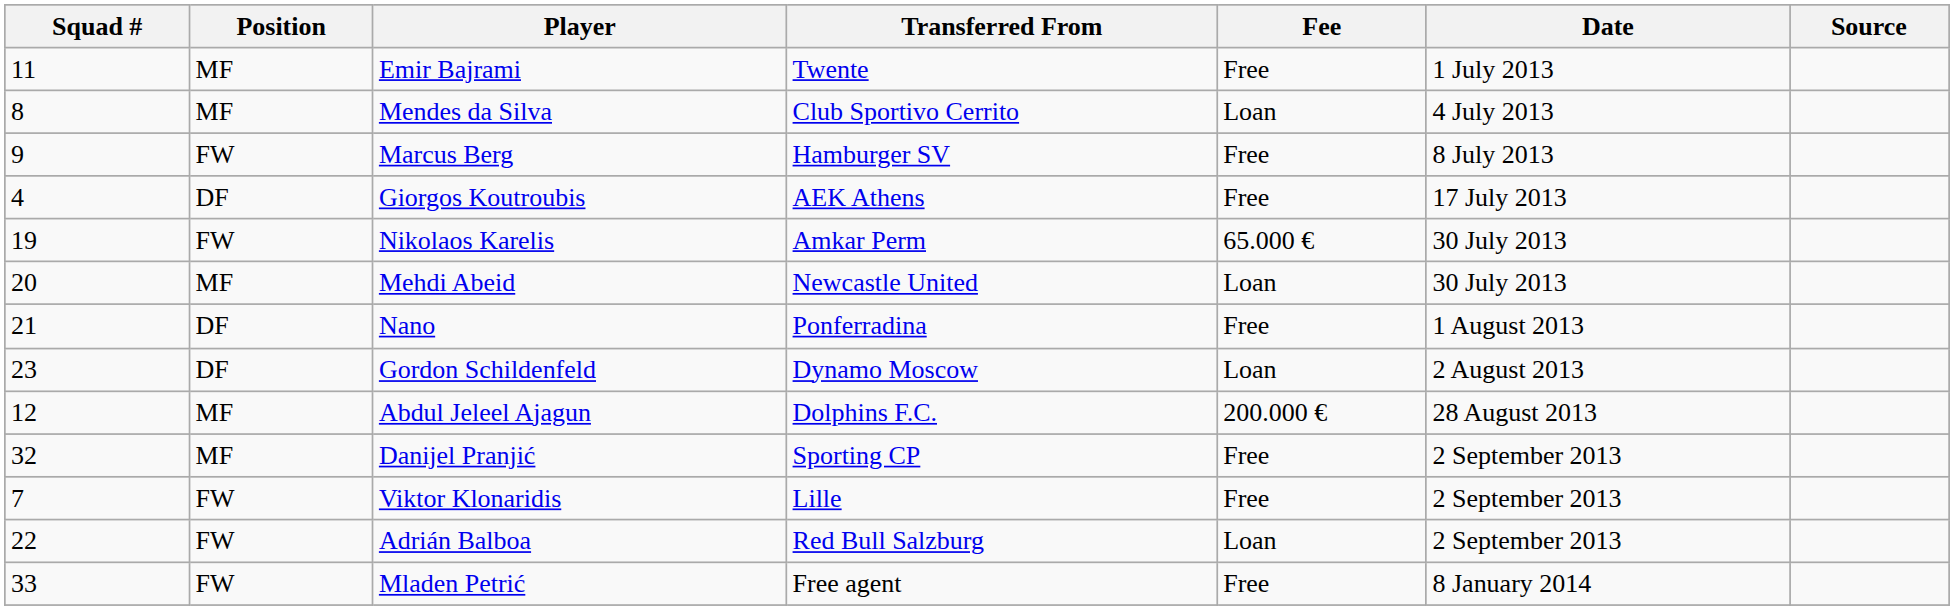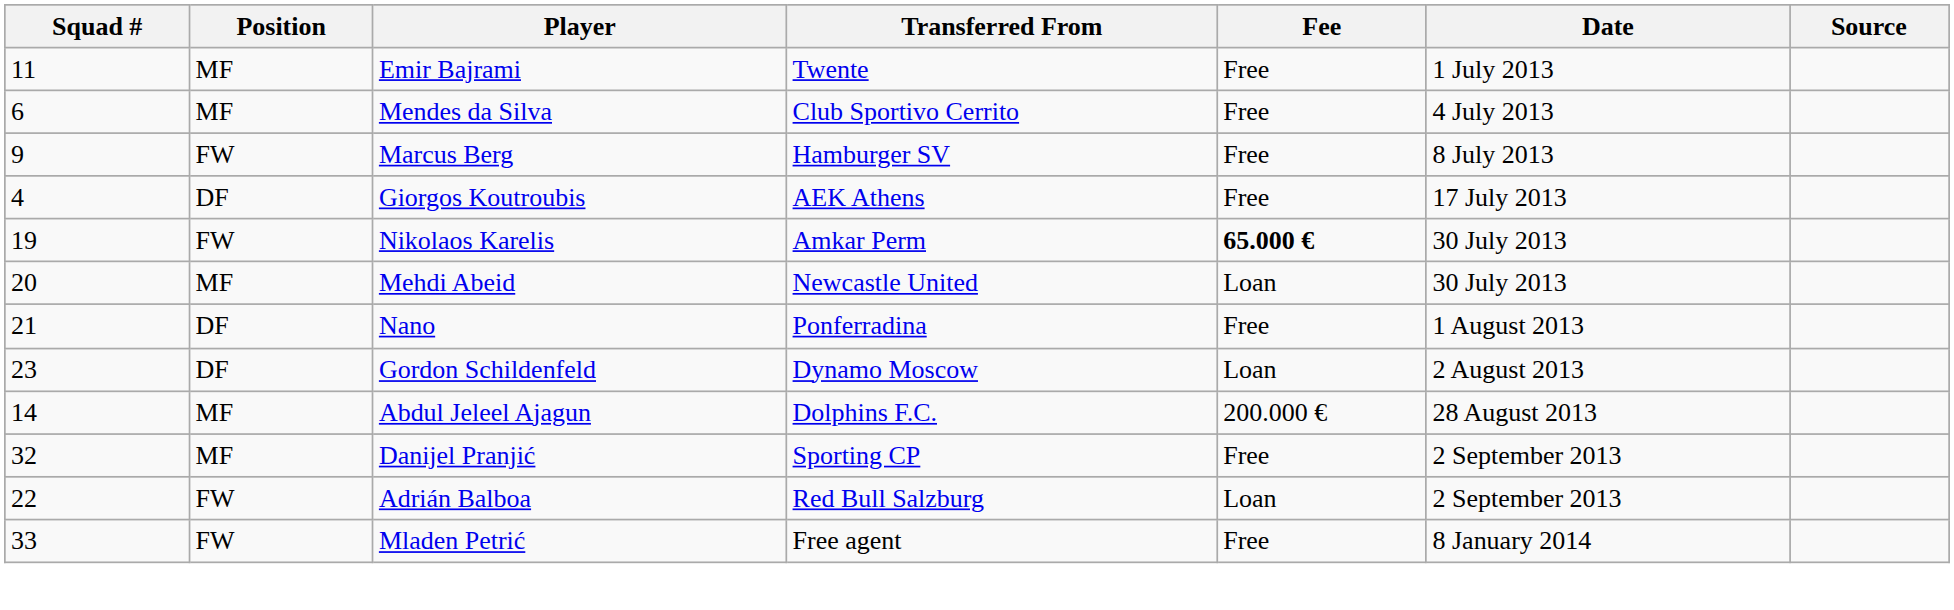(17, 111) 8 -> (17, 111) 6
(1250, 111) Loan -> (1246, 111) Free
(1269, 240) normal -> (1269, 240) bold
(24, 411) 12 -> (24, 411) 14
- row: (470, 497)
